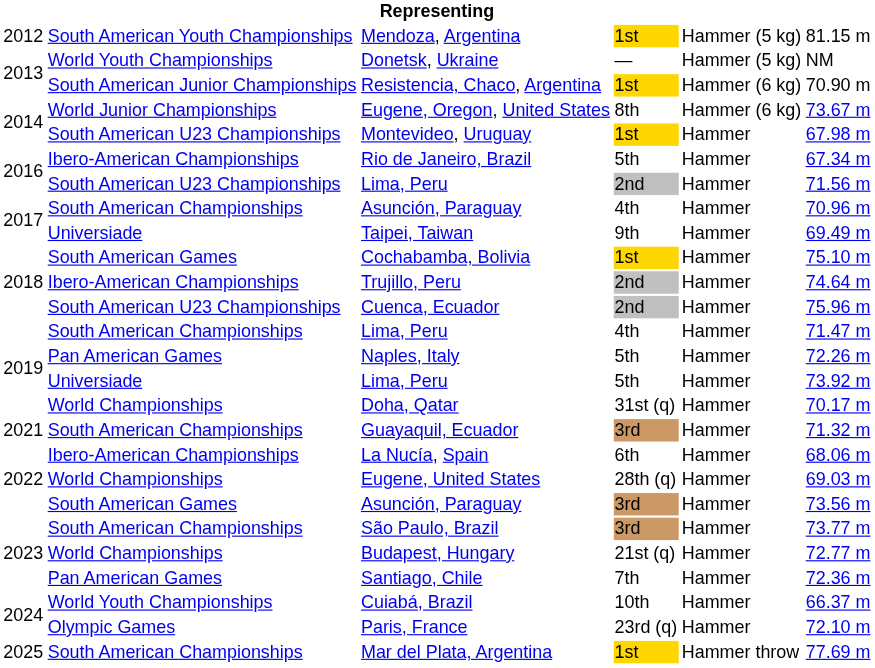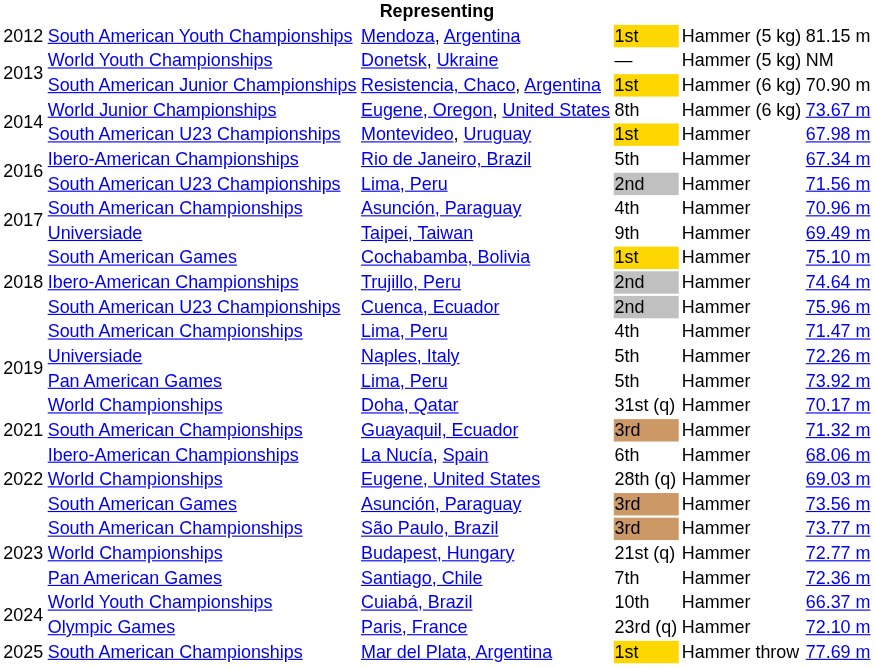(135, 356) Pan American Games -> (95, 356) Universiade
(95, 380) Universiade -> (135, 380) Pan American Games
